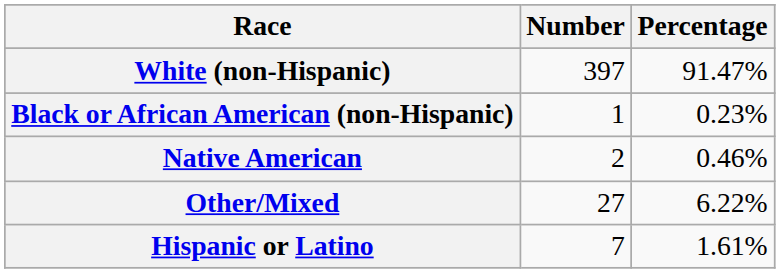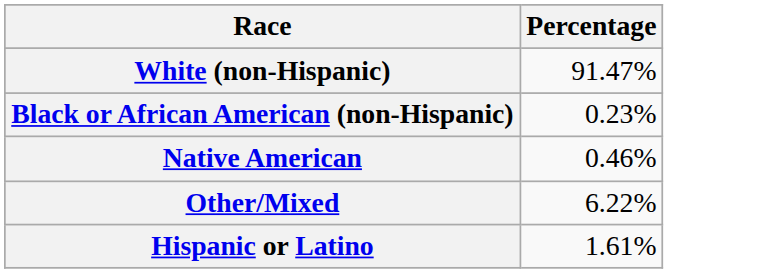- column: (576, 26)
